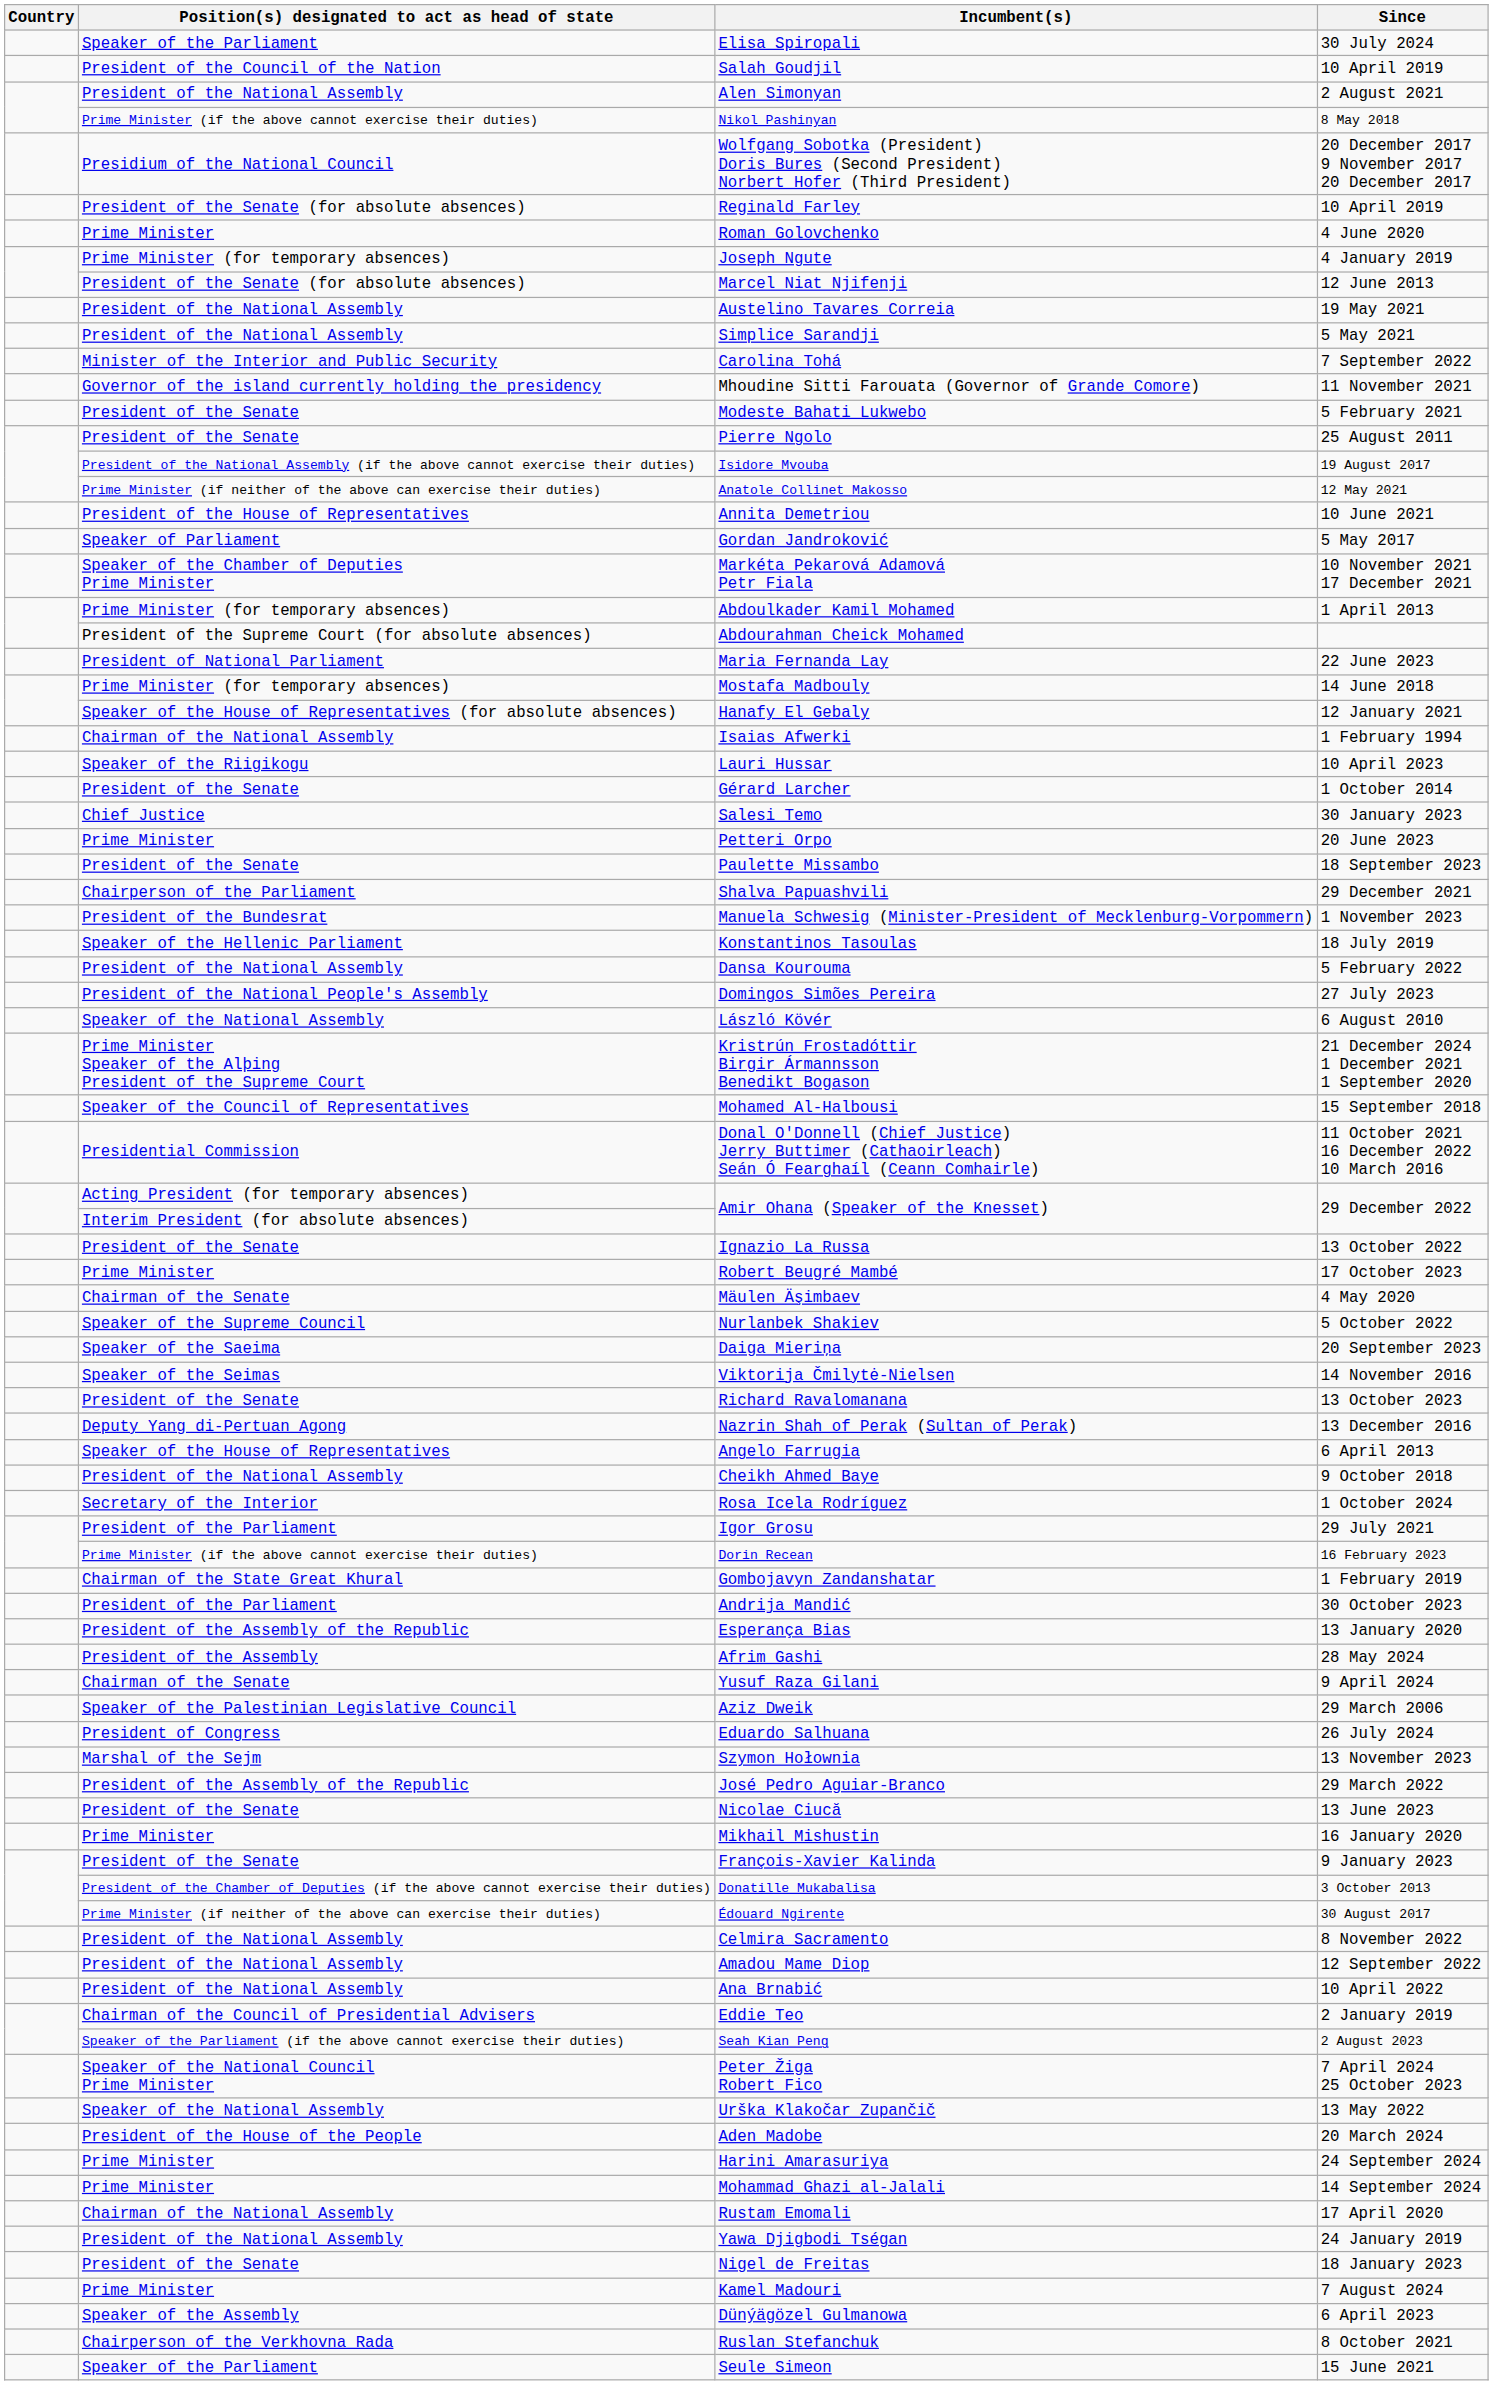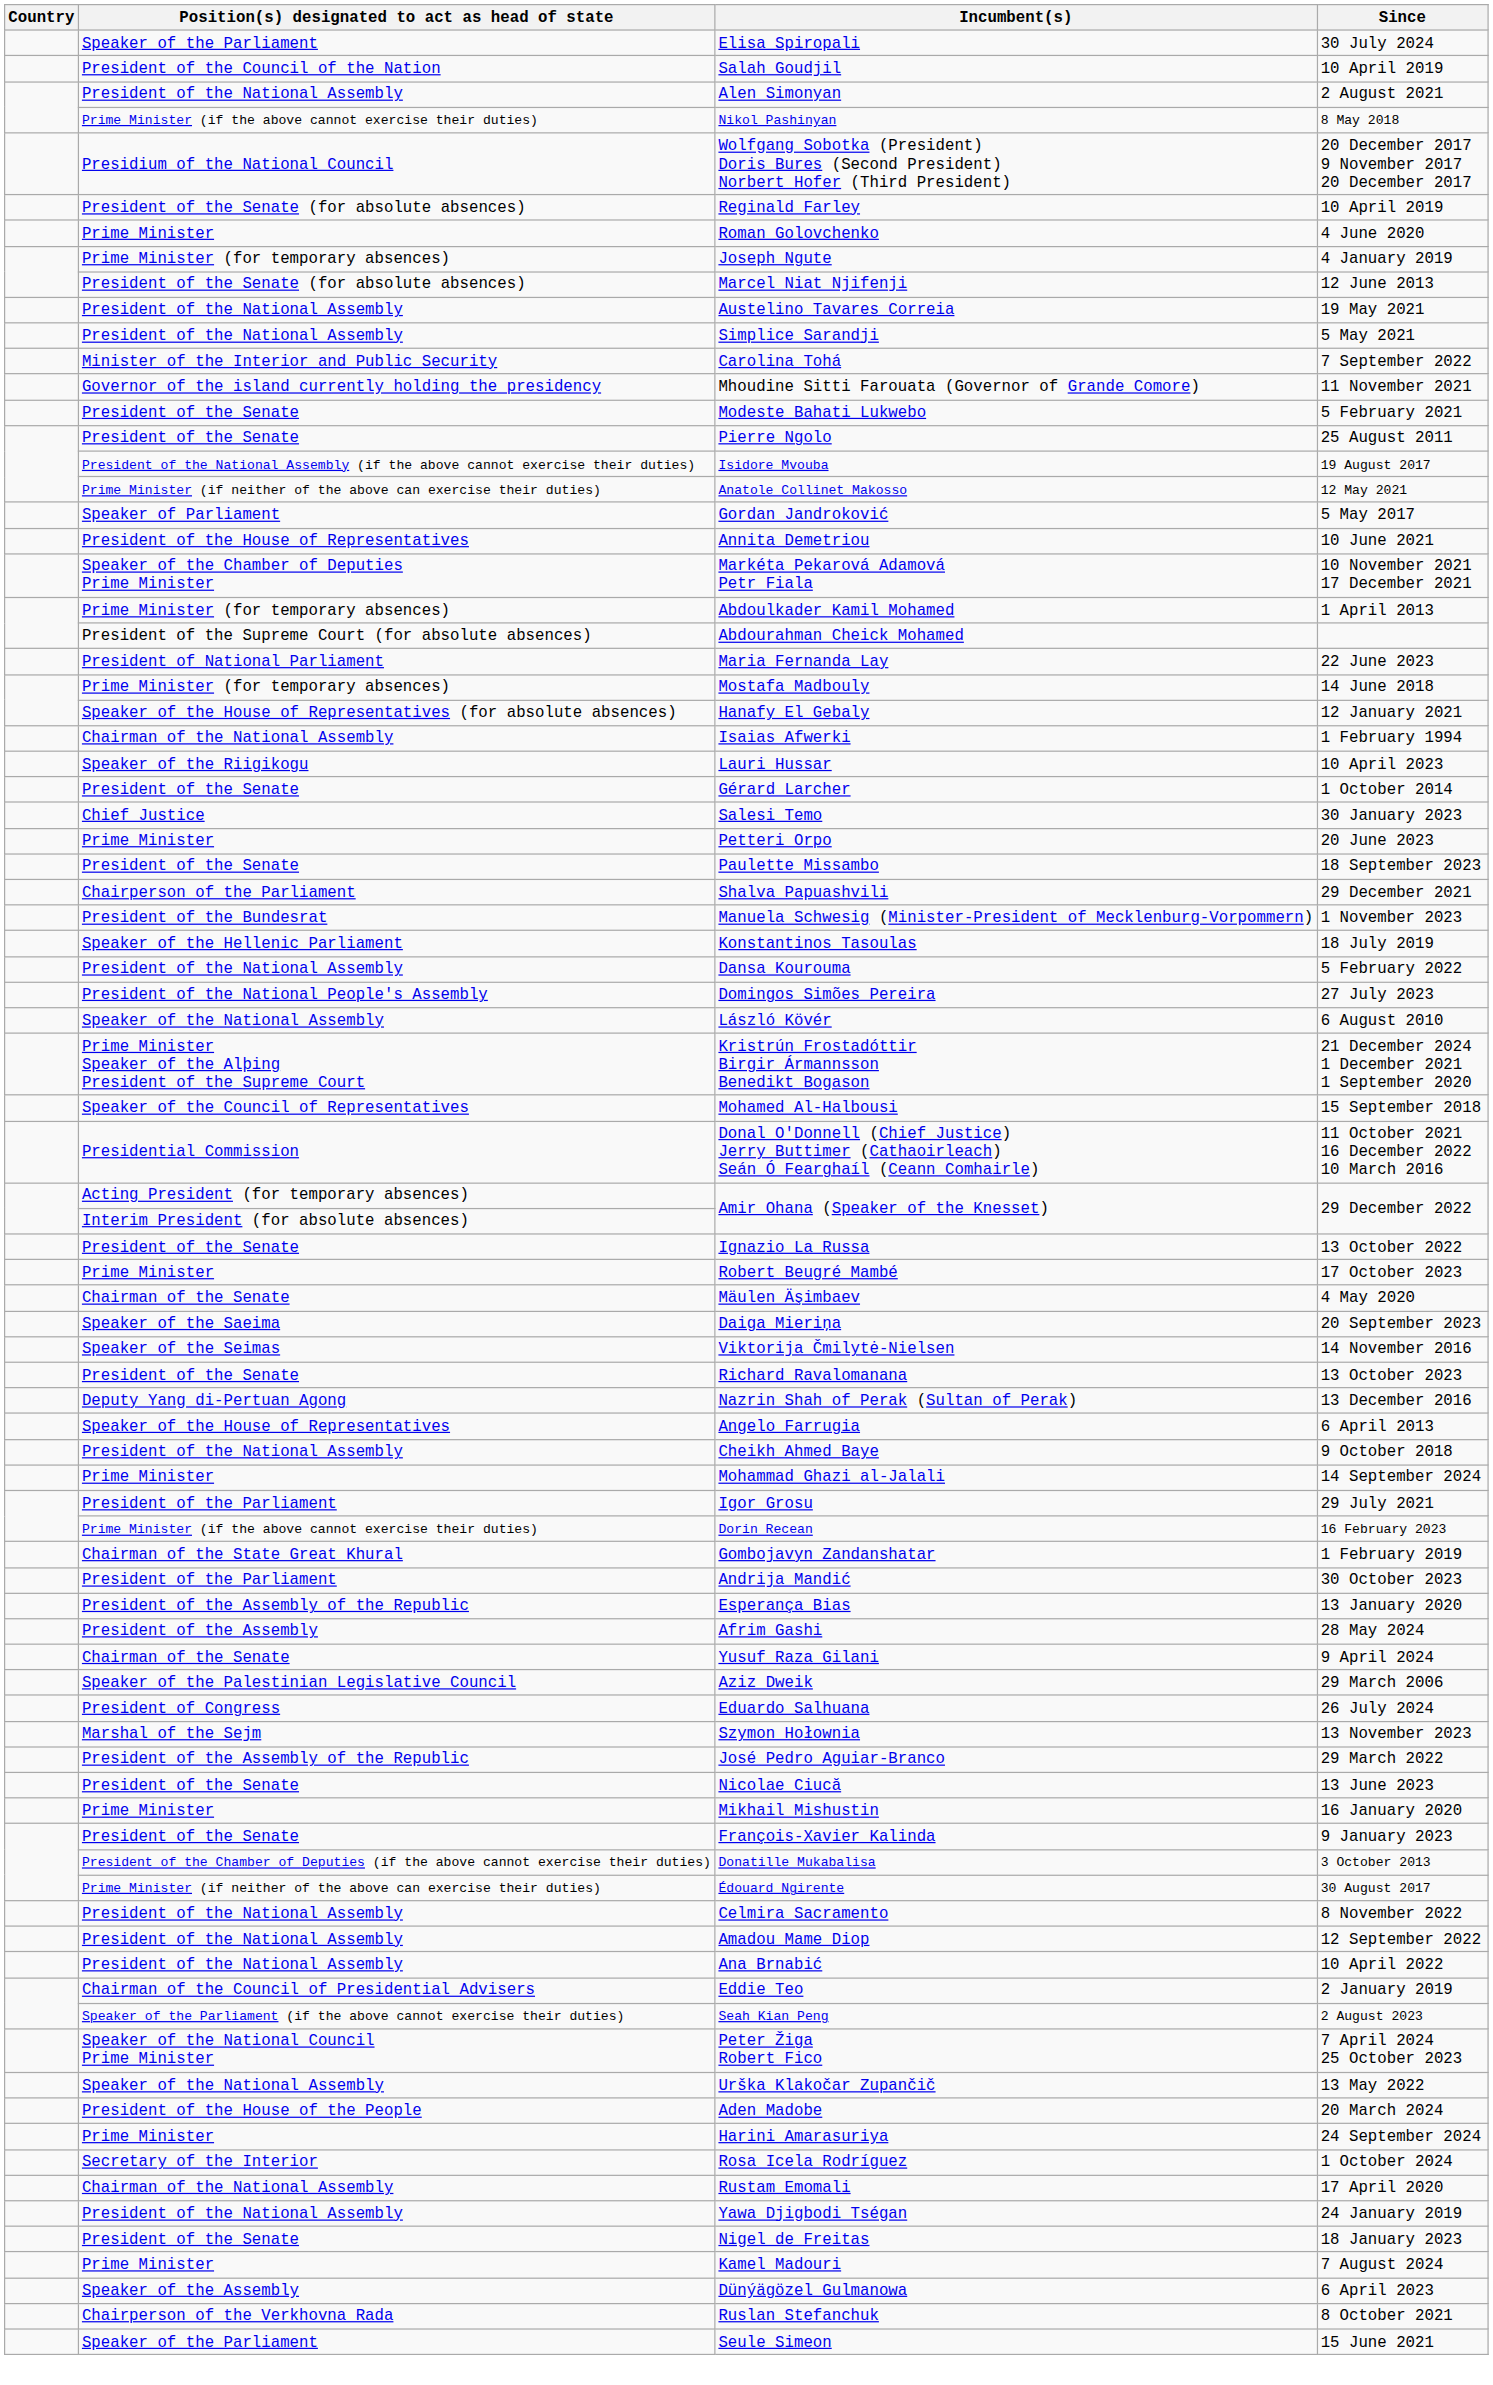rows swapped: (181, 541) <-> (275, 515)
- row: (224, 1324)
rows swapped: (200, 1503) <-> (148, 2188)
